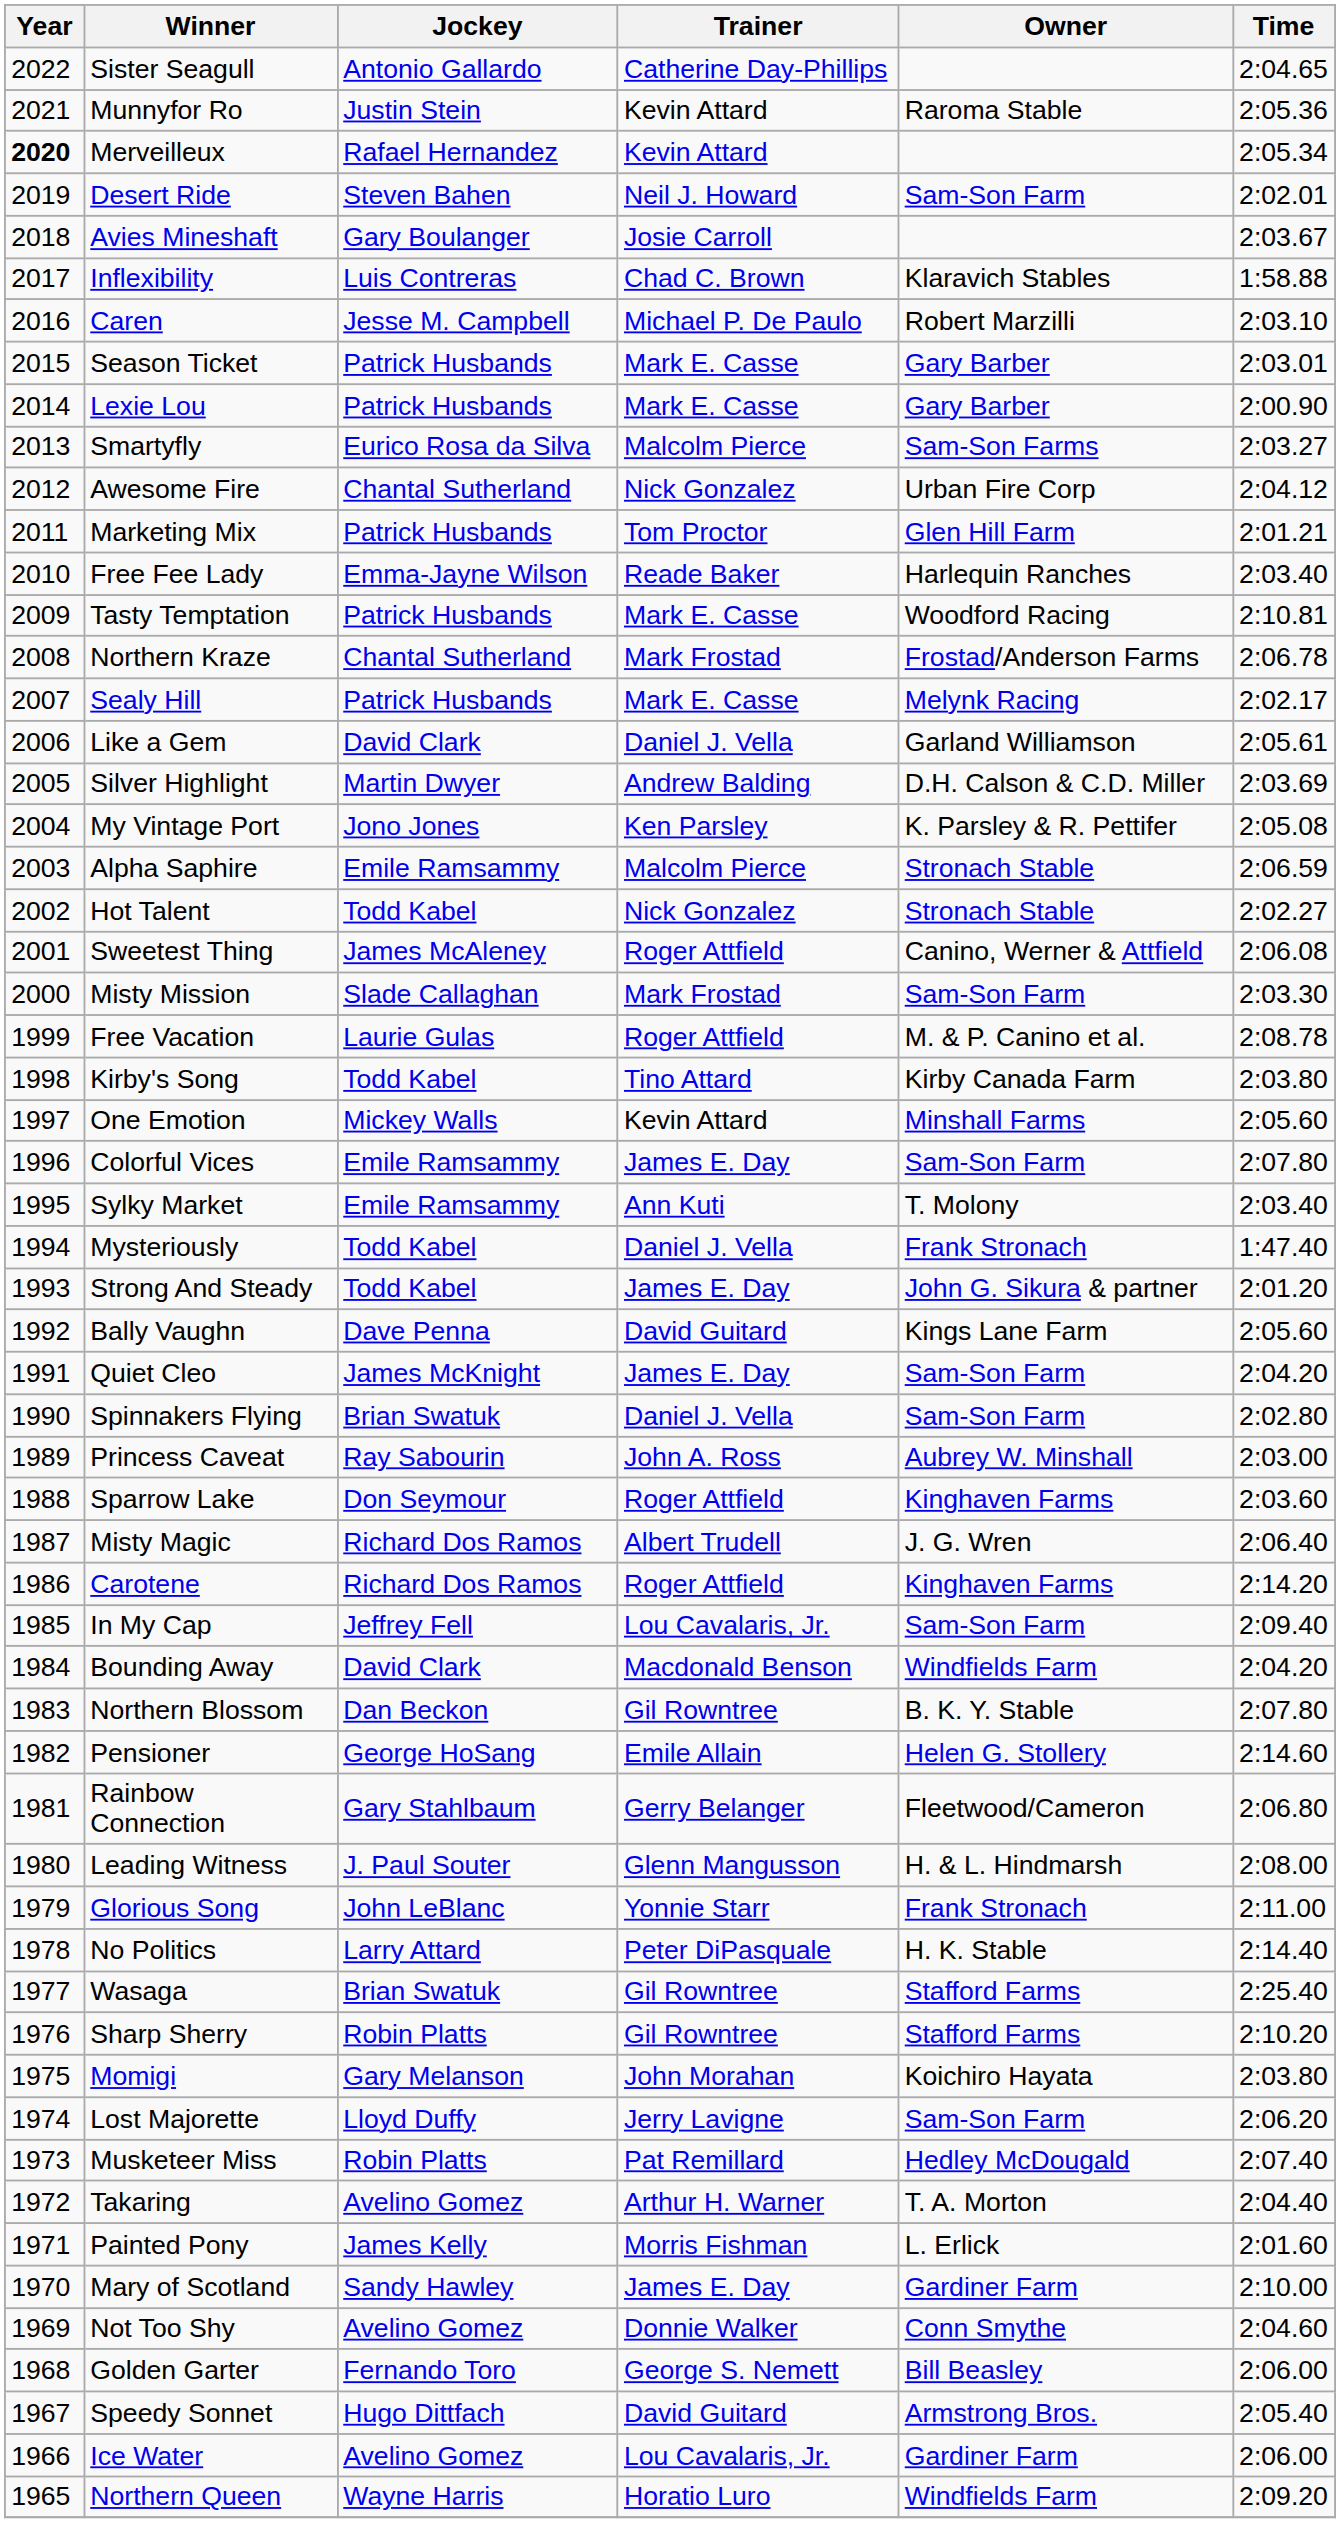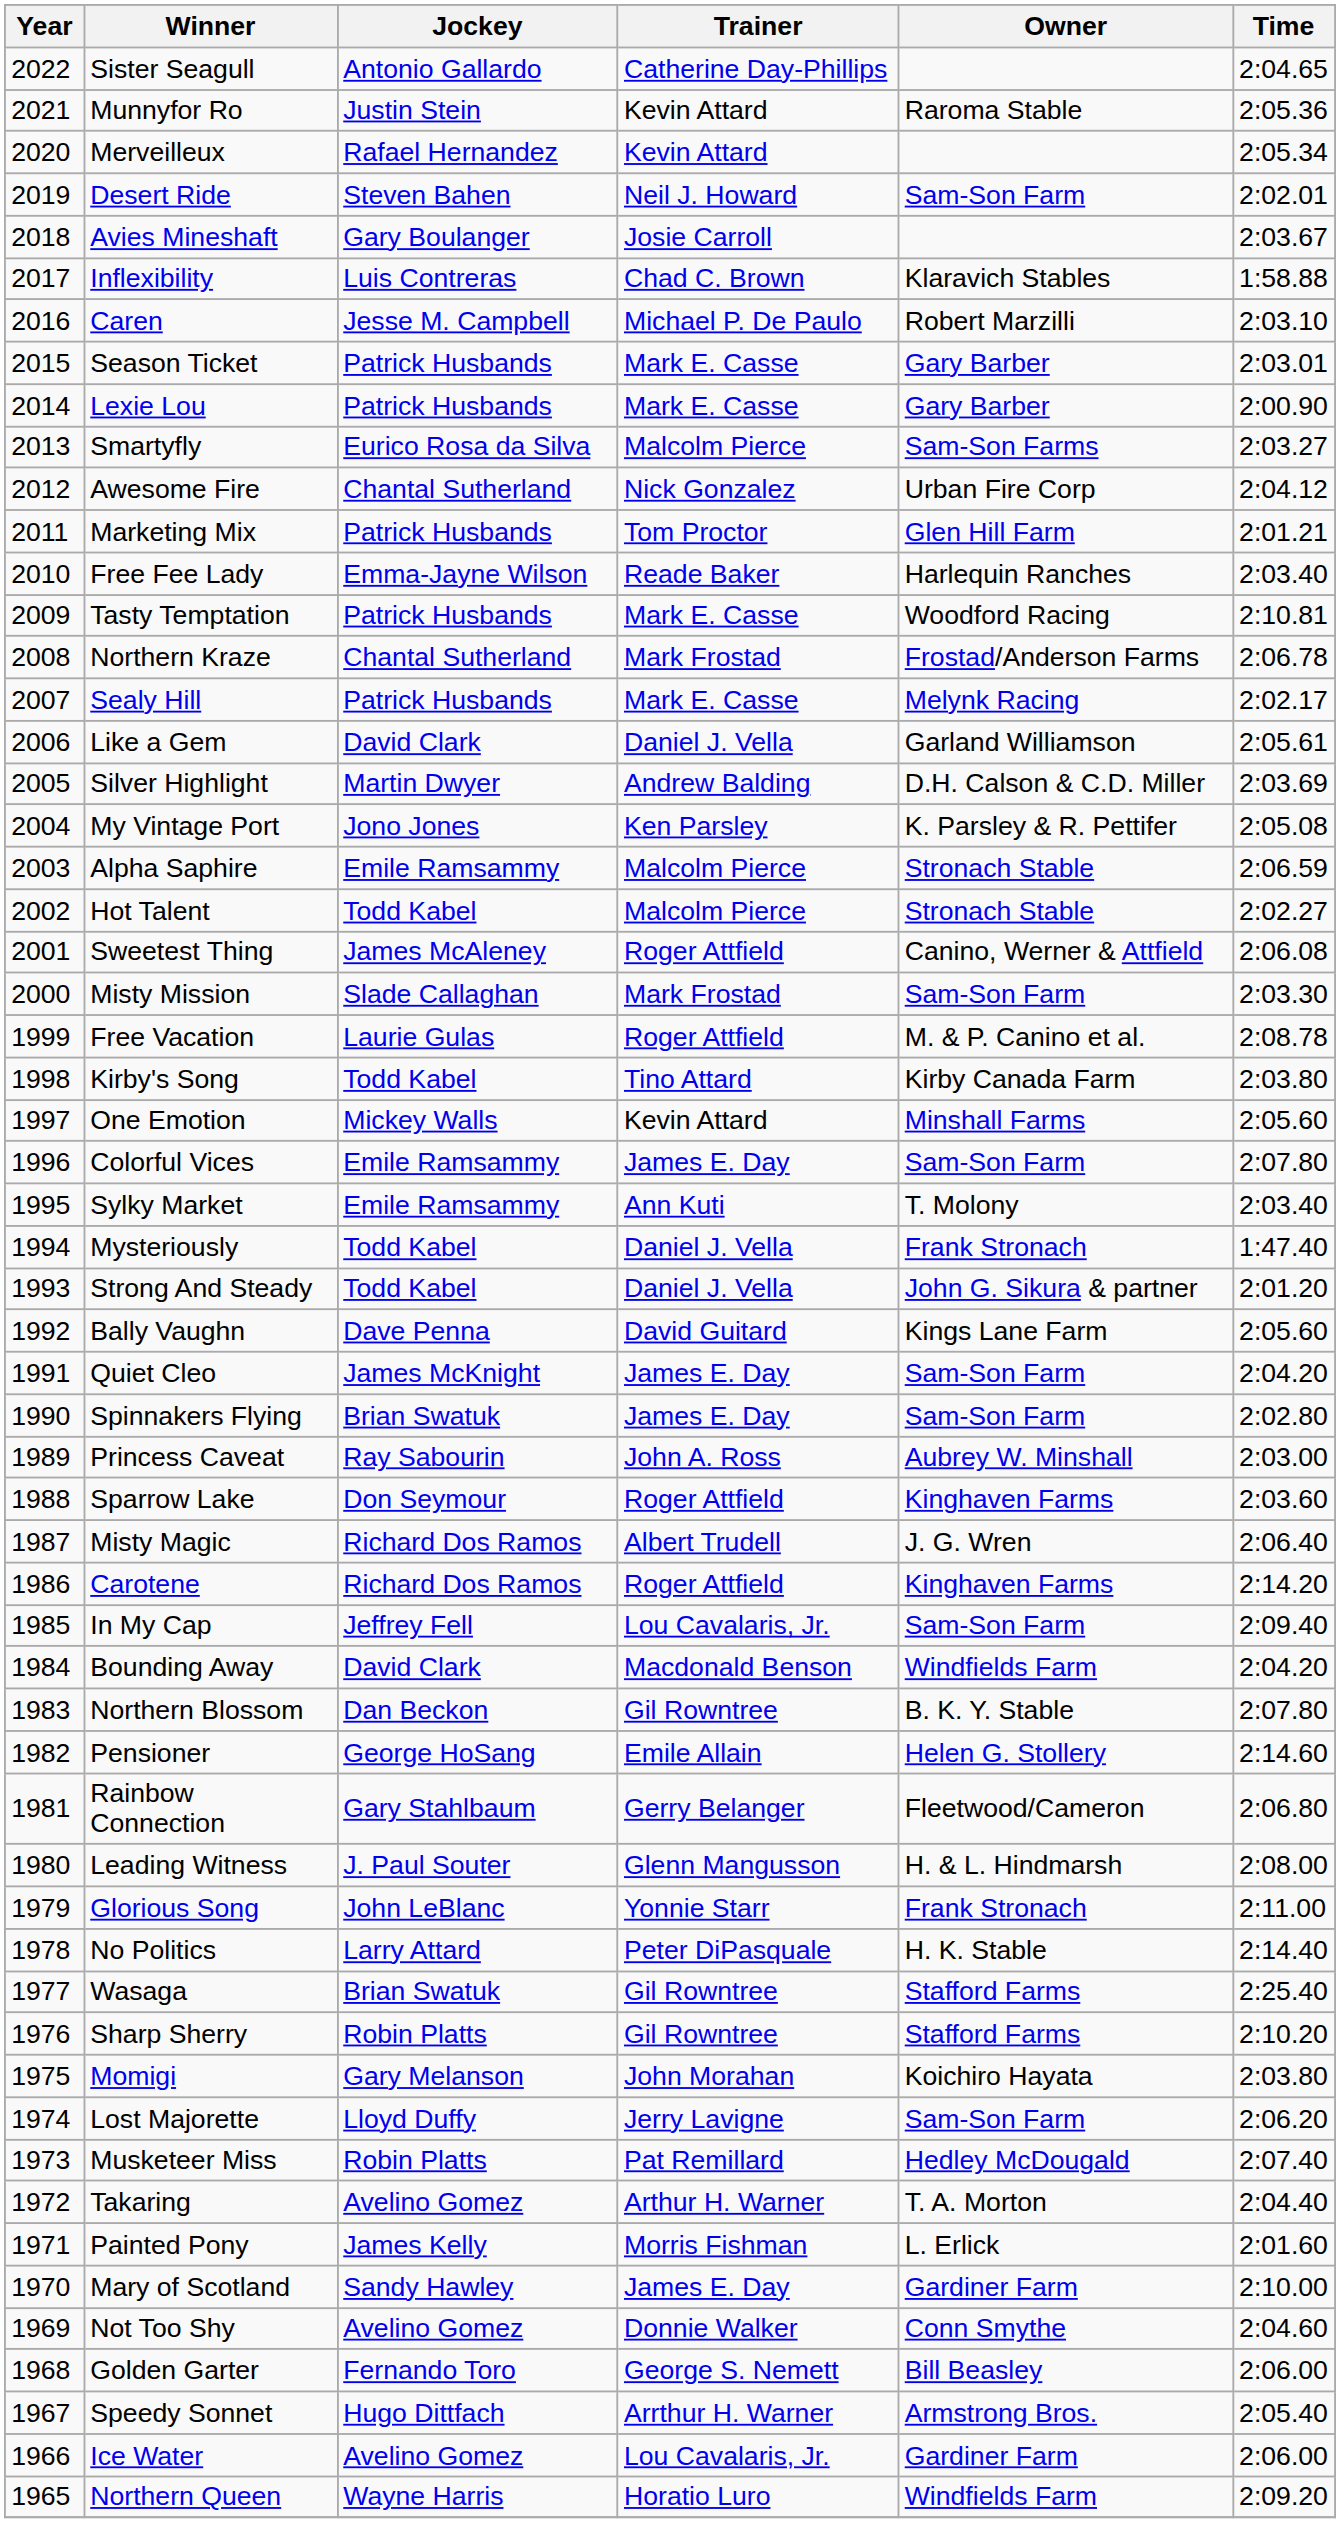(41, 153) bold -> (41, 153) normal
(710, 910) Nick Gonzalez -> (715, 910) Malcolm Pierce
(707, 1289) James E. Day -> (708, 1289) Daniel J. Vella
(708, 1415) Daniel J. Vella -> (707, 1415) James E. Day
(705, 2413) David Guitard -> (729, 2413) Arrthur H. Warner
